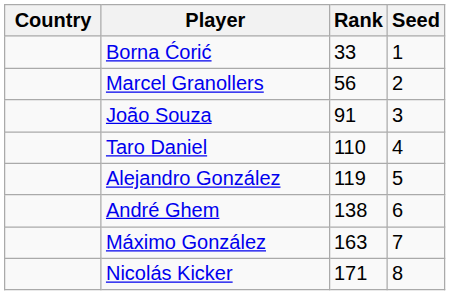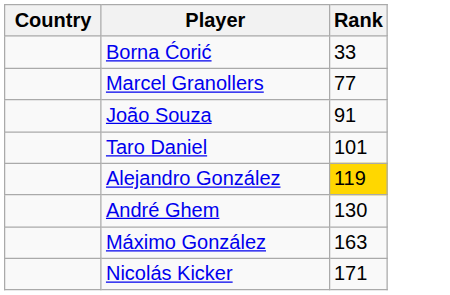- column: (416, 20)
(345, 83) 56 -> (345, 83) 77
(350, 147) 110 -> (351, 147) 101
(350, 178) no background -> (350, 178) gold background
(351, 210) 138 -> (351, 210) 130
